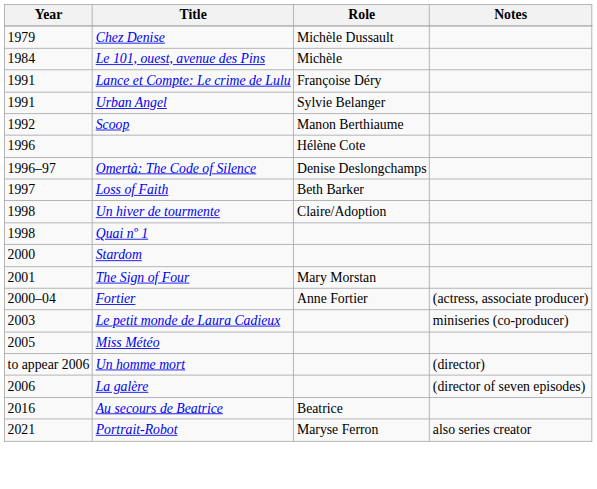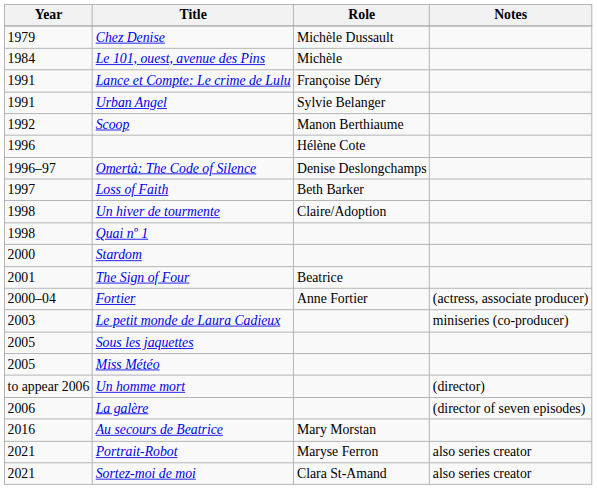(337, 277) Mary Morstan -> (320, 277) Beatrice
+ row: (21, 342)
(320, 408) Beatrice -> (337, 430) Mary Morstan
+ row: (21, 473)
